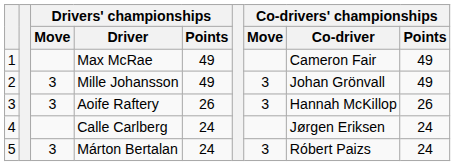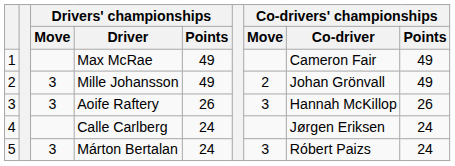(265, 82) 3 -> (265, 82) 2
